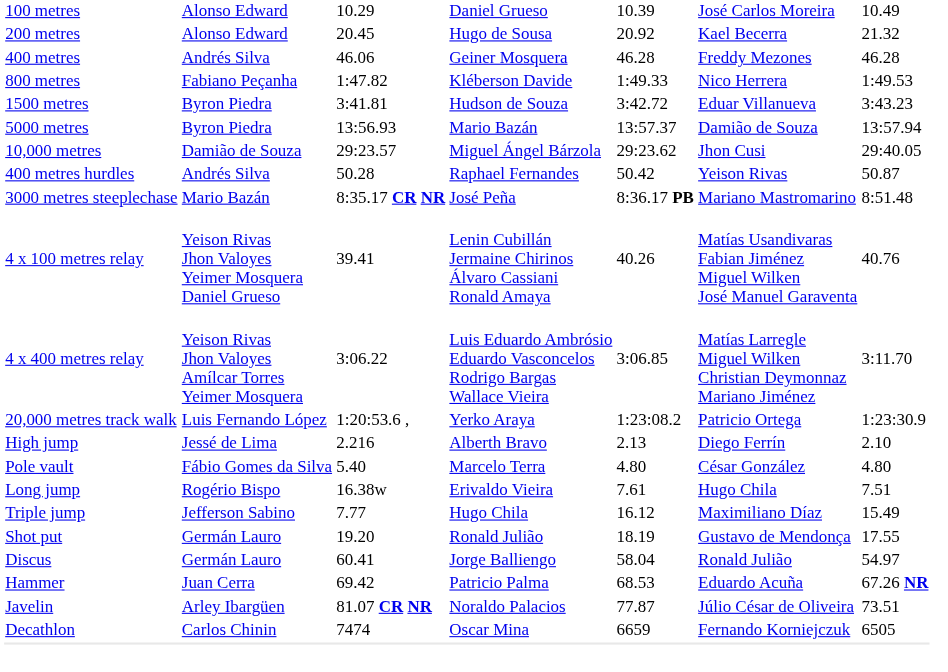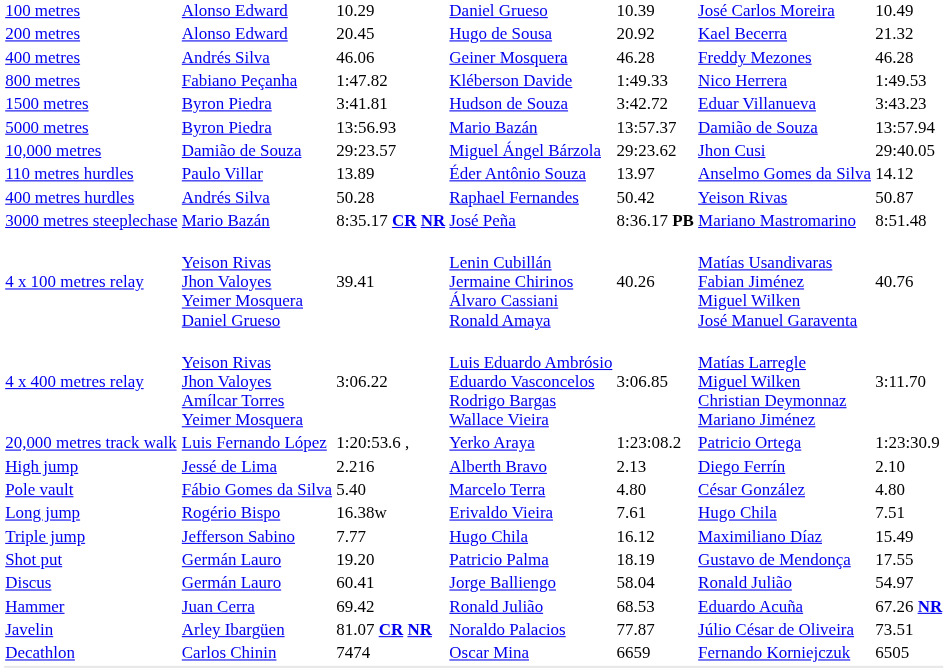+ row: (69, 173)
(496, 536) Ronald Julião -> (499, 559) Patricio Palma
(499, 583) Patricio Palma -> (496, 606) Ronald Julião
